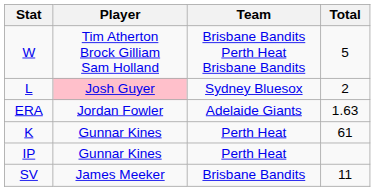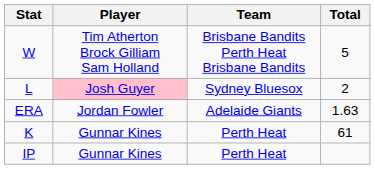- row: (29, 175)
